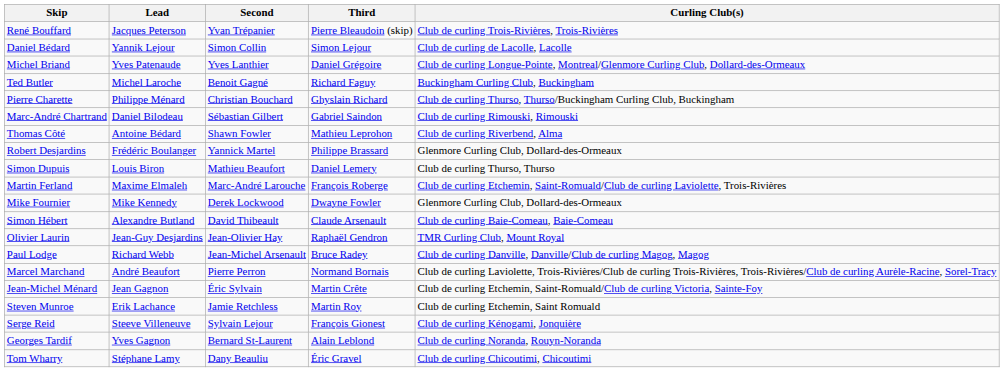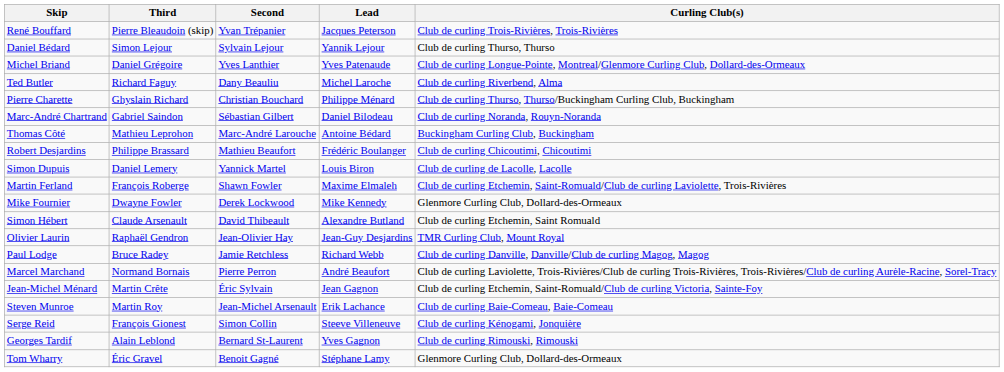columns swapped: (362, 13) <-> (157, 13)
(237, 47) Simon Collin -> (251, 47) Sylvain Lejour
(495, 47) Club de curling de Lacolle, Lacolle -> (486, 47) Club de curling Thurso, Thurso
(238, 82) Benoit Gagné -> (248, 82) Dany Beauliu
(506, 82) Buckingham Curling Club, Buckingham -> (490, 82) Club de curling Riverbend, Alma
(498, 116) Club de curling Rimouski, Rimouski -> (509, 116) Club de curling Noranda, Rouyn-Noranda
(239, 133) Shawn Fowler -> (267, 133) Marc-André Larouche
(490, 133) Club de curling Riverbend, Alma -> (506, 133) Buckingham Curling Club, Buckingham
(242, 151) Yannick Martel -> (257, 151) Mathieu Beaufort
(520, 151) Glenmore Curling Club, Dollard-des-Ormeaux -> (504, 151) Club de curling Chicoutimi, Chicoutimi
(246, 168) Mathieu Beaufort -> (252, 168) Yannick Martel
(486, 168) Club de curling Thurso, Thurso -> (495, 168) Club de curling de Lacolle, Lacolle
(257, 185) Marc-André Larouche -> (250, 185) Shawn Fowler
(515, 220) Club de curling Baie-Comeau, Baie-Comeau -> (509, 220) Club de curling Etchemin, Saint Romuald
(257, 254) Jean-Michel Arsenault -> (253, 254) Jamie Retchless
(243, 306) Jamie Retchless -> (267, 306) Jean-Michel Arsenault
(509, 306) Club de curling Etchemin, Saint Romuald -> (515, 306) Club de curling Baie-Comeau, Baie-Comeau
(240, 323) Sylvain Lejour -> (248, 323) Simon Collin
(509, 340) Club de curling Noranda, Rouyn-Noranda -> (498, 340) Club de curling Rimouski, Rimouski
(238, 358) Dany Beauliu -> (248, 358) Benoit Gagné
(504, 358) Club de curling Chicoutimi, Chicoutimi -> (520, 358) Glenmore Curling Club, Dollard-des-Ormeaux
